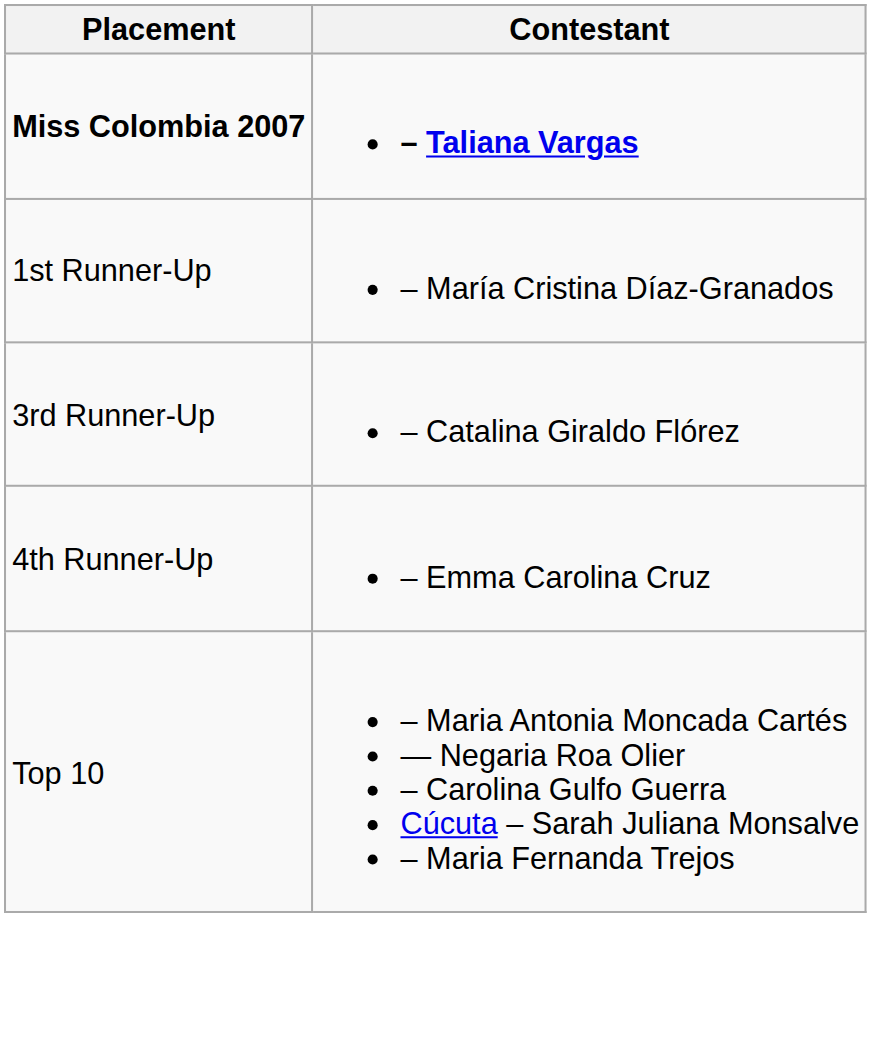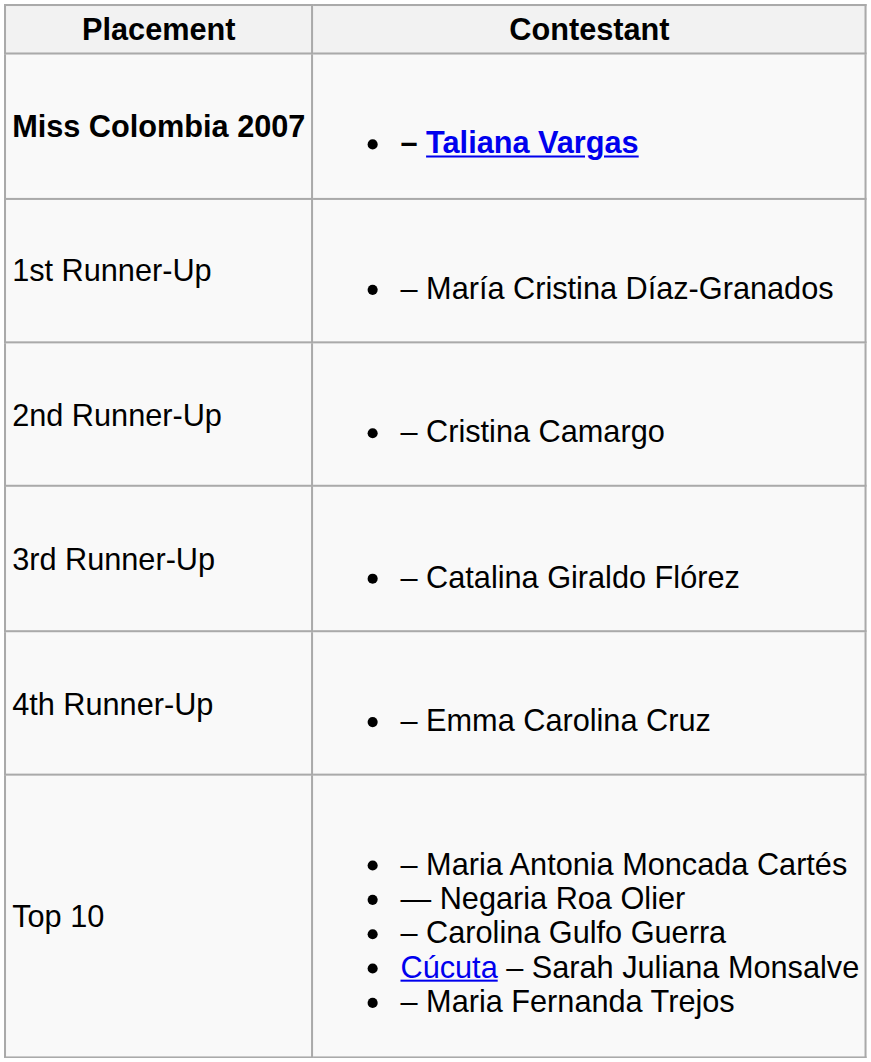+ row: (117, 415)
